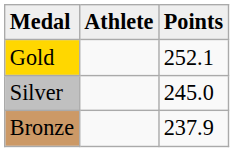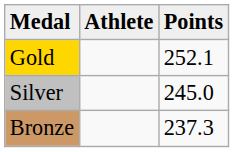(189, 127) 237.9 -> (189, 127) 237.3
